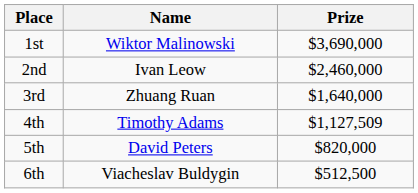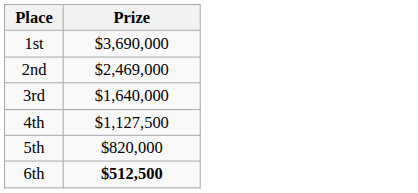- column: (170, 17)
(345, 69) $2,460,000 -> (132, 69) $2,469,000
(345, 122) $1,127,509 -> (132, 122) $1,127,500
(345, 174) normal -> (132, 174) bold
